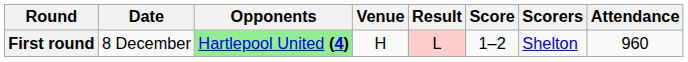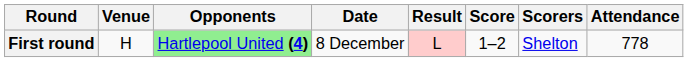columns swapped: (146, 17) <-> (380, 17)
(635, 43) 960 -> (635, 43) 778
